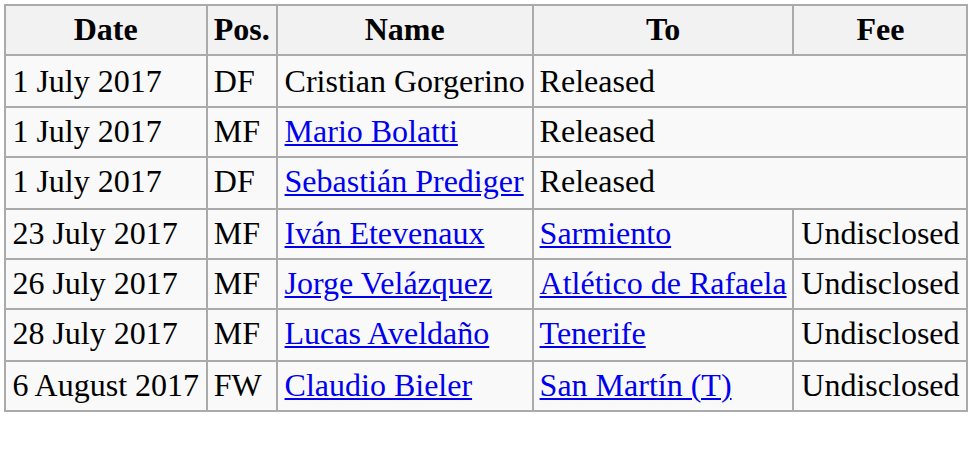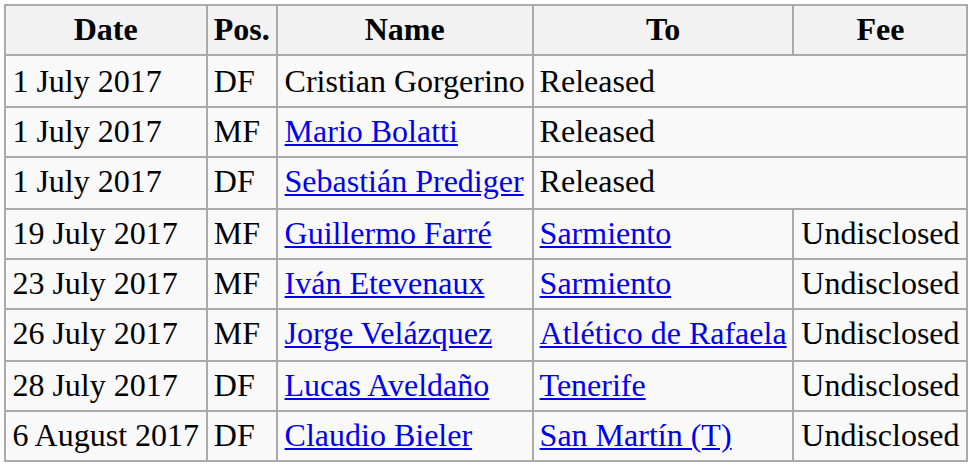+ row: (388, 232)
(237, 334) MF -> (234, 385) DF
(238, 385) FW -> (234, 435) DF
